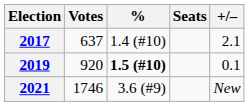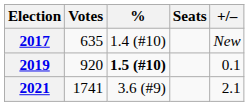(92, 40) 637 -> (92, 40) 635
(231, 40) 2.1 -> (227, 40) New
(88, 88) 1746 -> (88, 88) 1741
(227, 88) New -> (231, 88) 2.1
